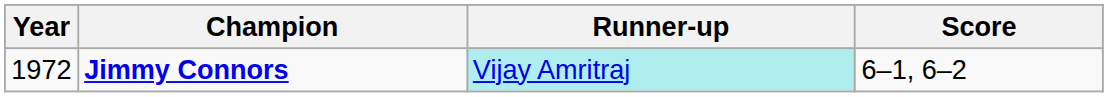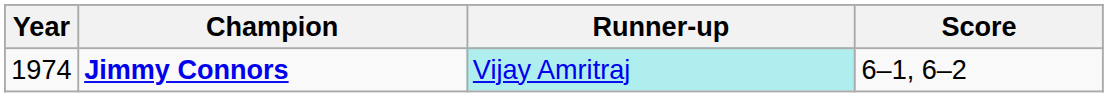(41, 69) 1972 -> (41, 69) 1974
